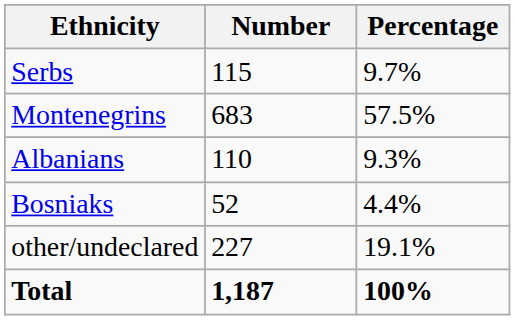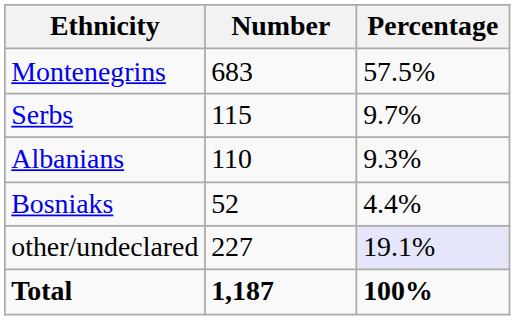rows swapped: (89, 114) <-> (42, 70)
(399, 247) no background -> (399, 247) lavender background
